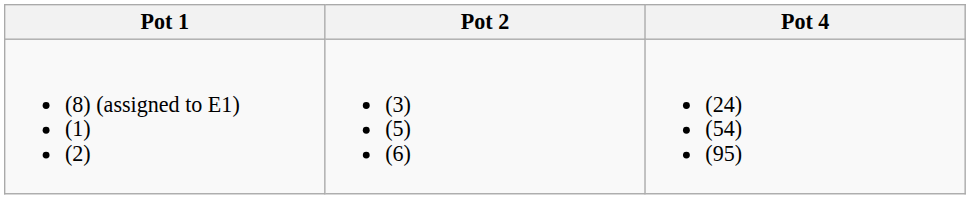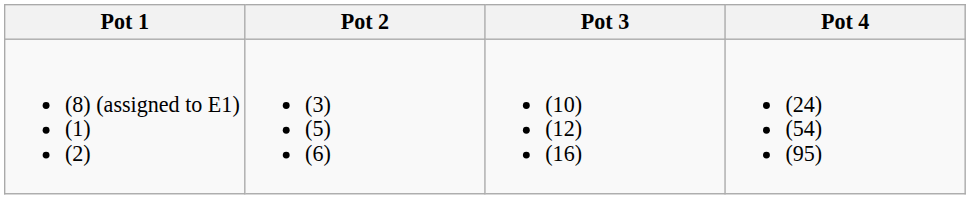+ column: (605, 22)
